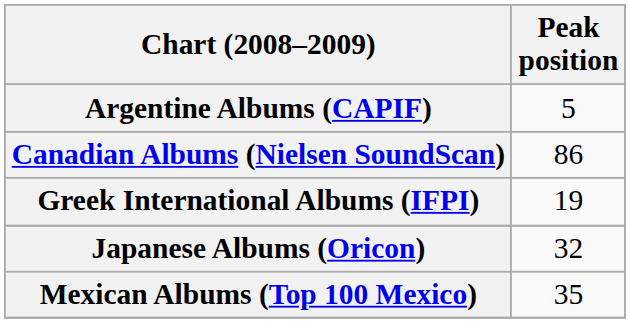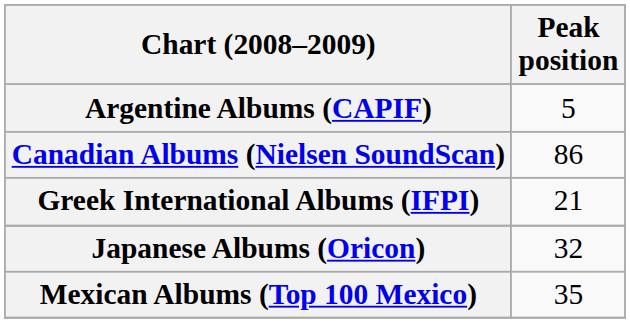(568, 201) 19 -> (568, 201) 21
